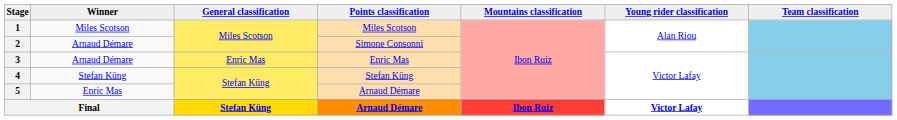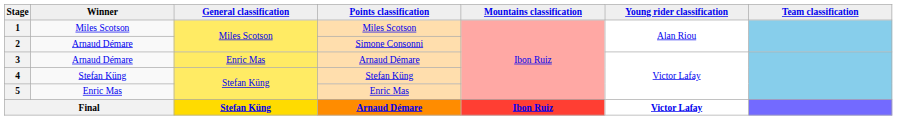(389, 60) Enric Mas -> (389, 60) Arnaud Démare
(389, 91) Arnaud Démare -> (389, 91) Enric Mas
